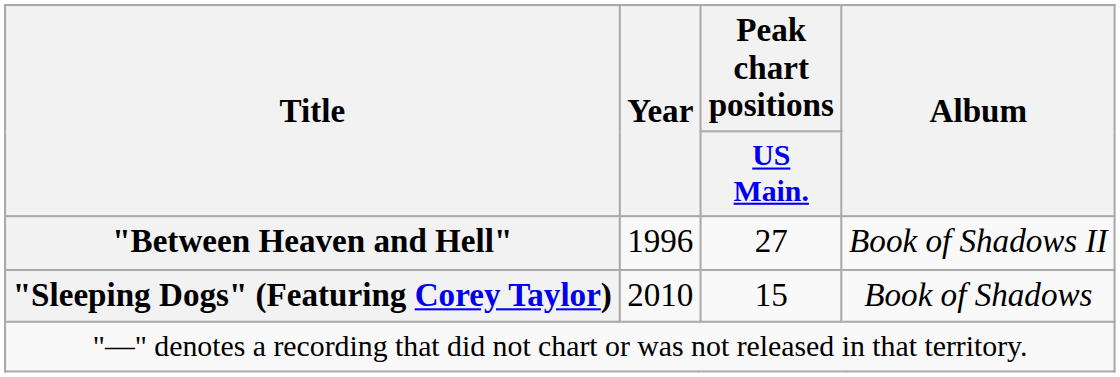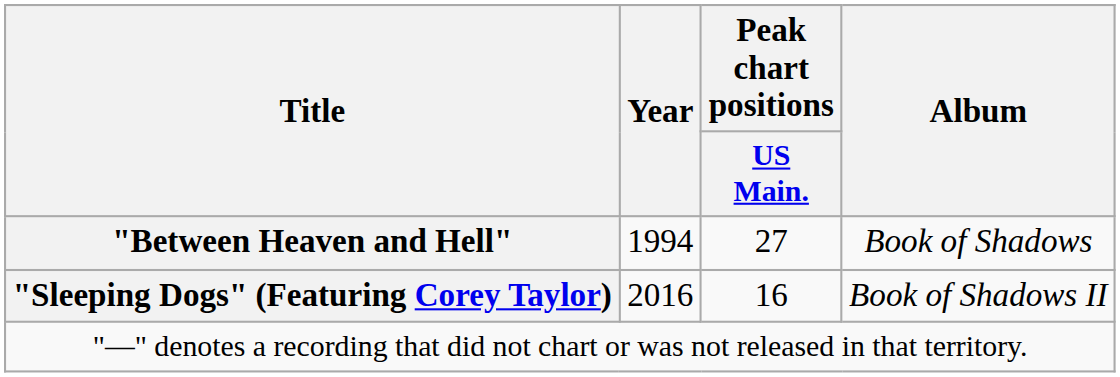(660, 242) 1996 -> (660, 242) 1994
(978, 242) Book of Shadows II -> (978, 242) Book of Shadows
(660, 294) 2010 -> (660, 294) 2016
(771, 294) 15 -> (771, 294) 16
(978, 294) Book of Shadows -> (978, 294) Book of Shadows II
